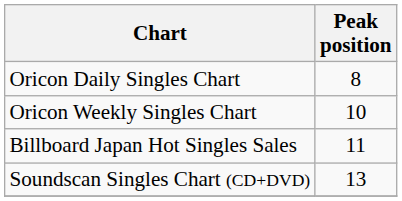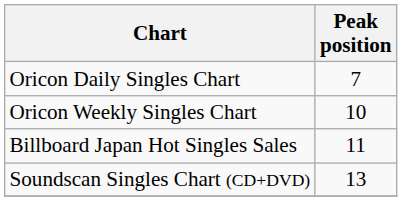(356, 78) 8 -> (356, 78) 7
